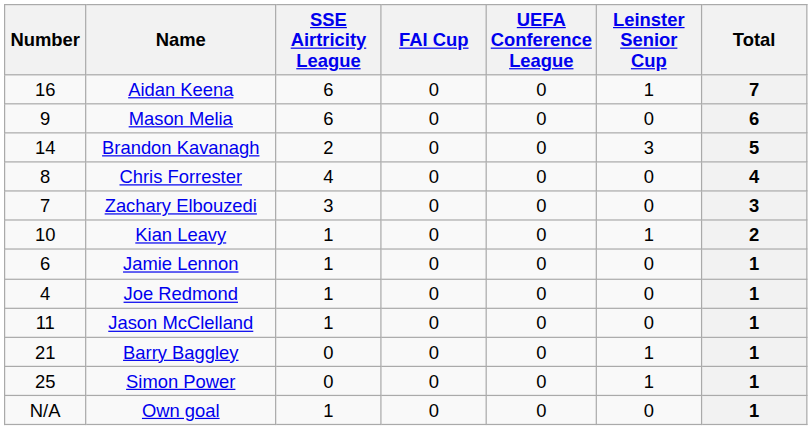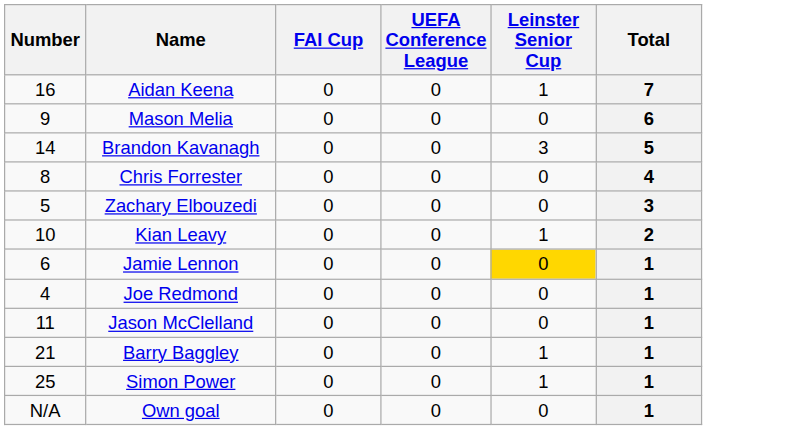- column: (328, 40)
(45, 206) 7 -> (45, 206) 5
(649, 264) no background -> (543, 264) gold background
